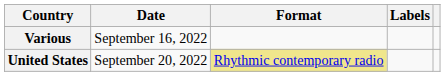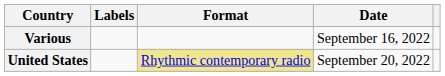columns swapped: (151, 15) <-> (410, 15)
